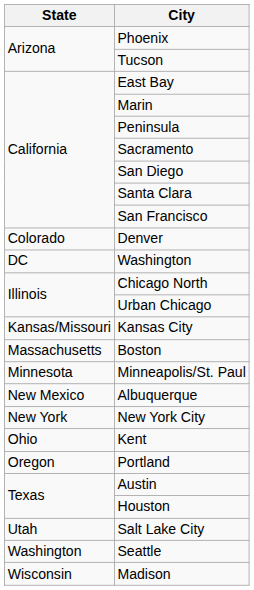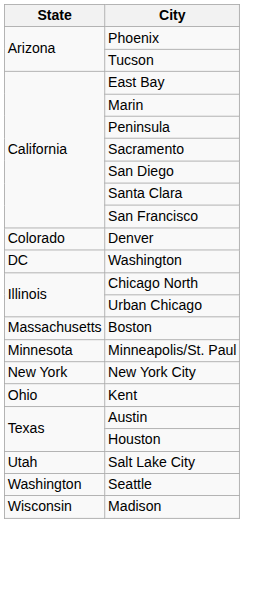- row: (155, 328)
- row: (157, 395)
- row: (144, 462)
